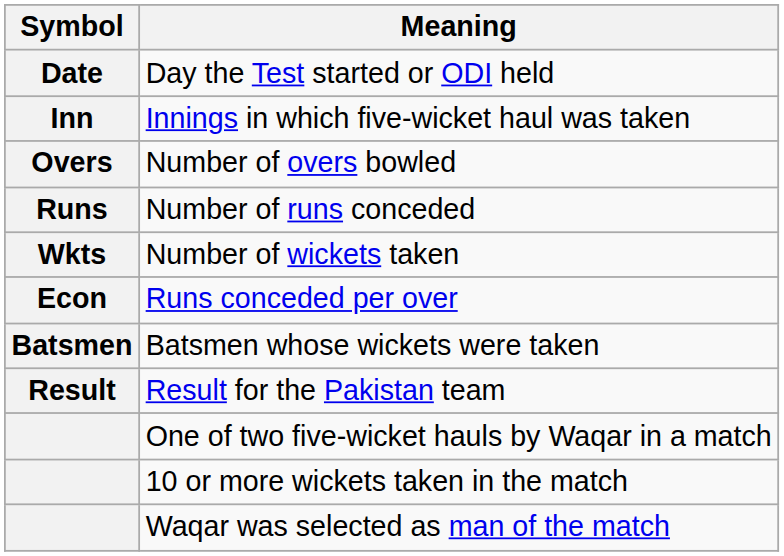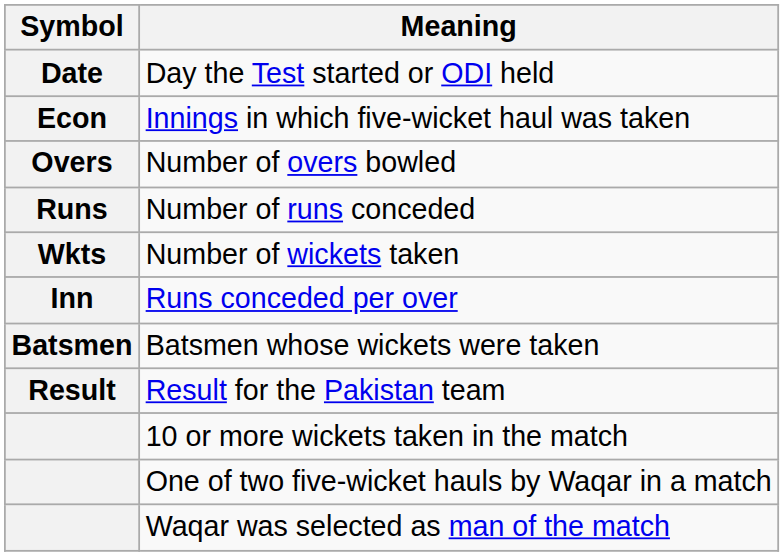(72, 118) Inn -> (72, 118) Econ
(72, 299) Econ -> (72, 299) Inn
rows swapped: (459, 436) <-> (387, 481)
